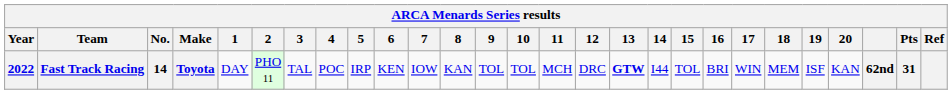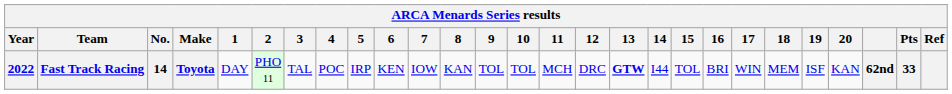(909, 69) 31 -> (909, 69) 33
